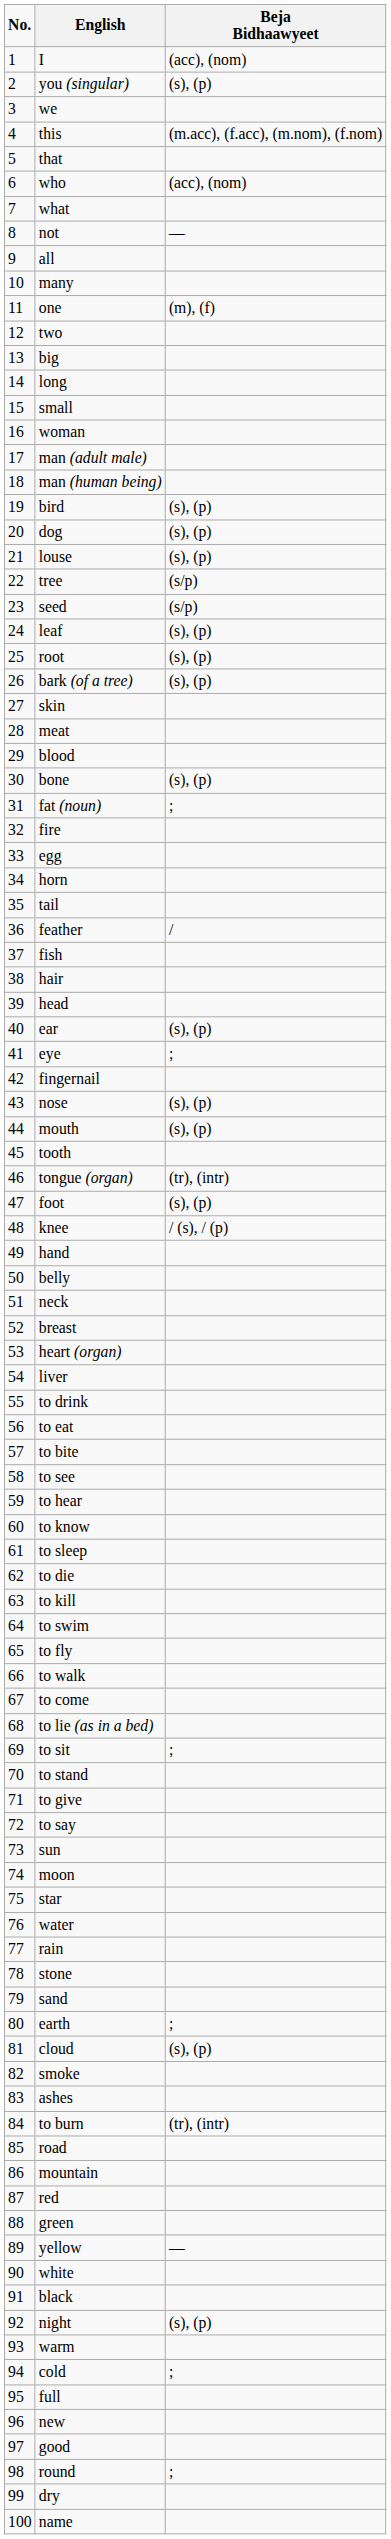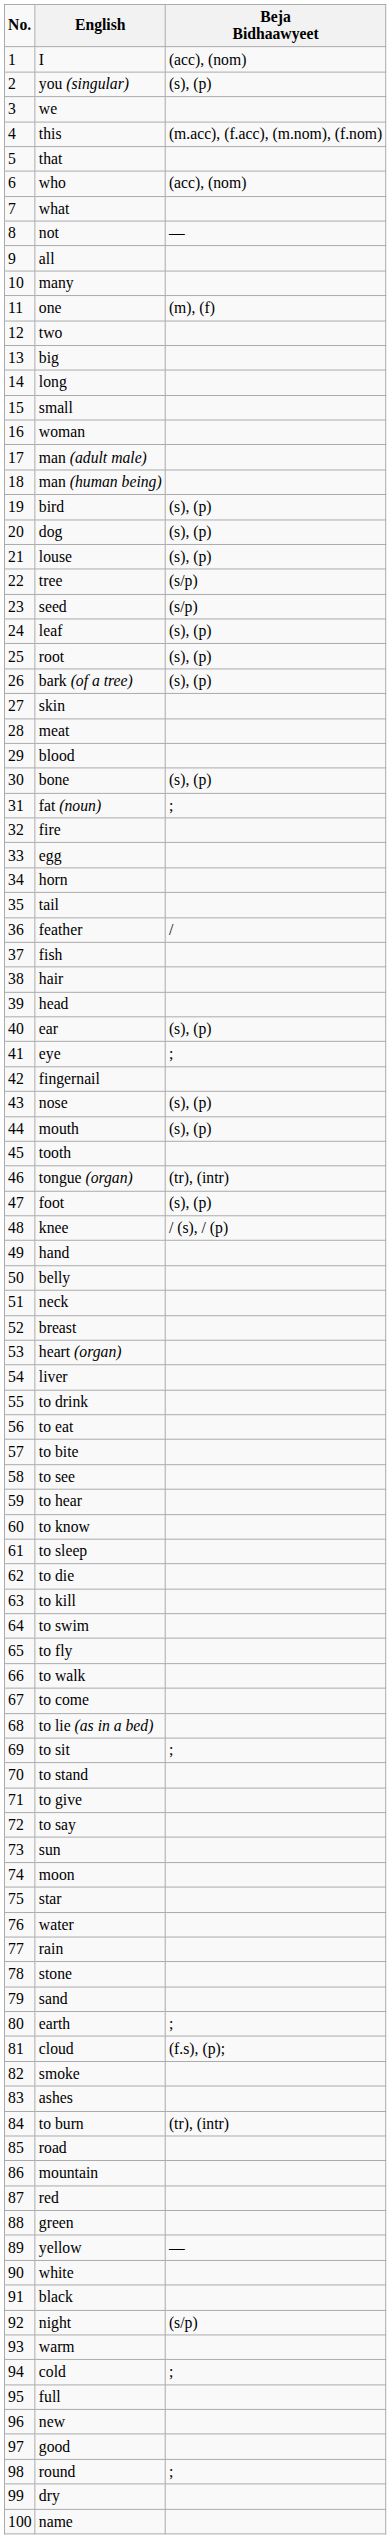(190, 2048) (s), (p) -> (197, 2048) (f.s), (p);
(190, 2322) (s), (p) -> (183, 2322) (s/p)
